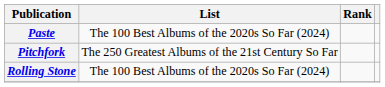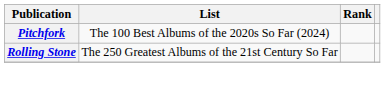- row: (41, 33)
(210, 52) The 250 Greatest Albums of the 21st Century So Far -> (210, 33) The 100 Best Albums of the 2020s So Far (2024)
(210, 71) The 100 Best Albums of the 2020s So Far (2024) -> (210, 52) The 250 Greatest Albums of the 21st Century So Far
